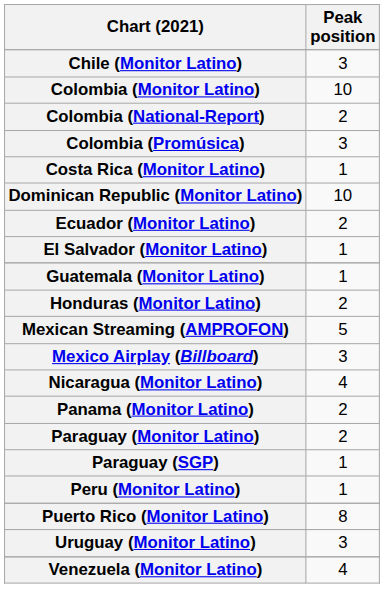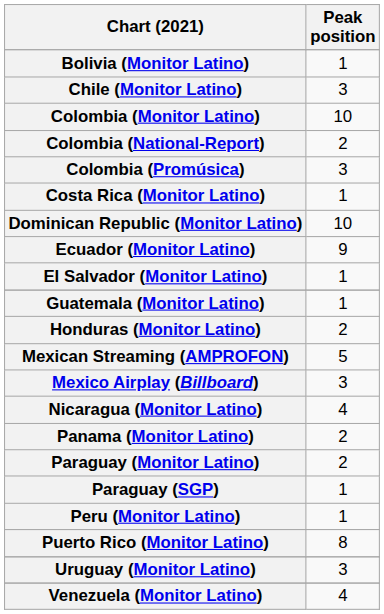+ row: (155, 63)
(343, 223) 2 -> (343, 249) 9
